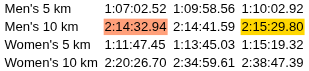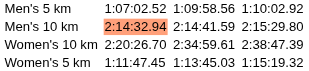(273, 26) gold background -> (273, 26) no background
rows swapped: (48, 45) <-> (51, 63)
